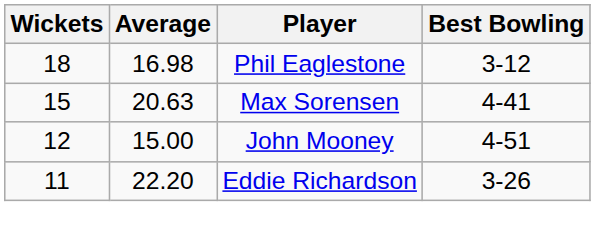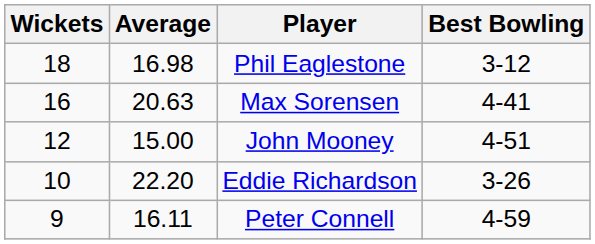(57, 102) 15 -> (57, 102) 16
(57, 180) 11 -> (57, 180) 10
+ row: (320, 219)
